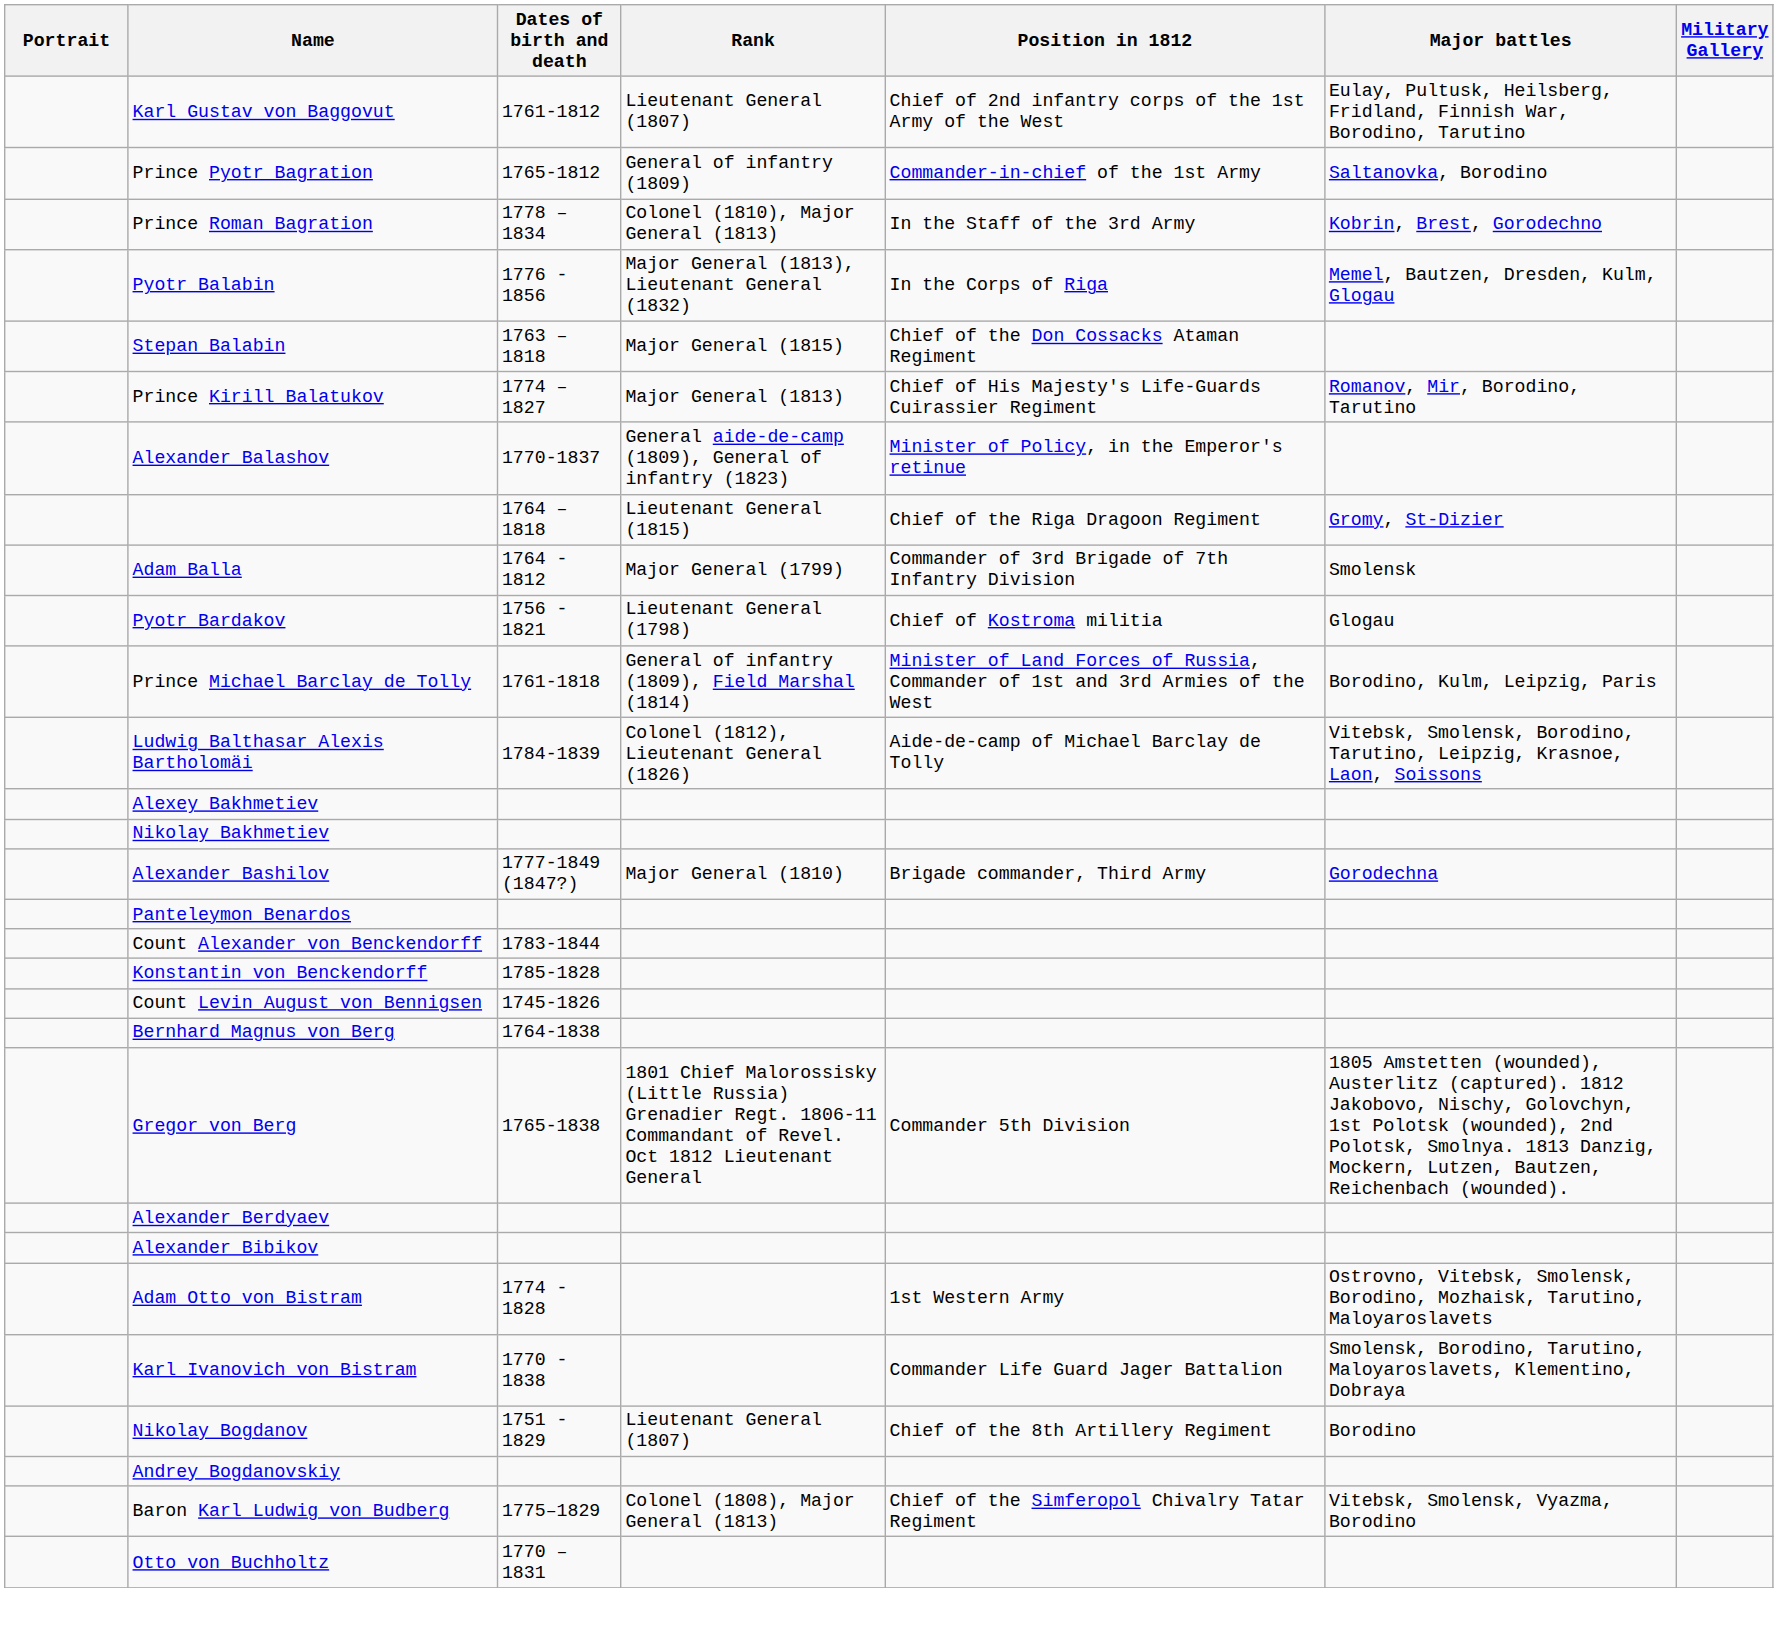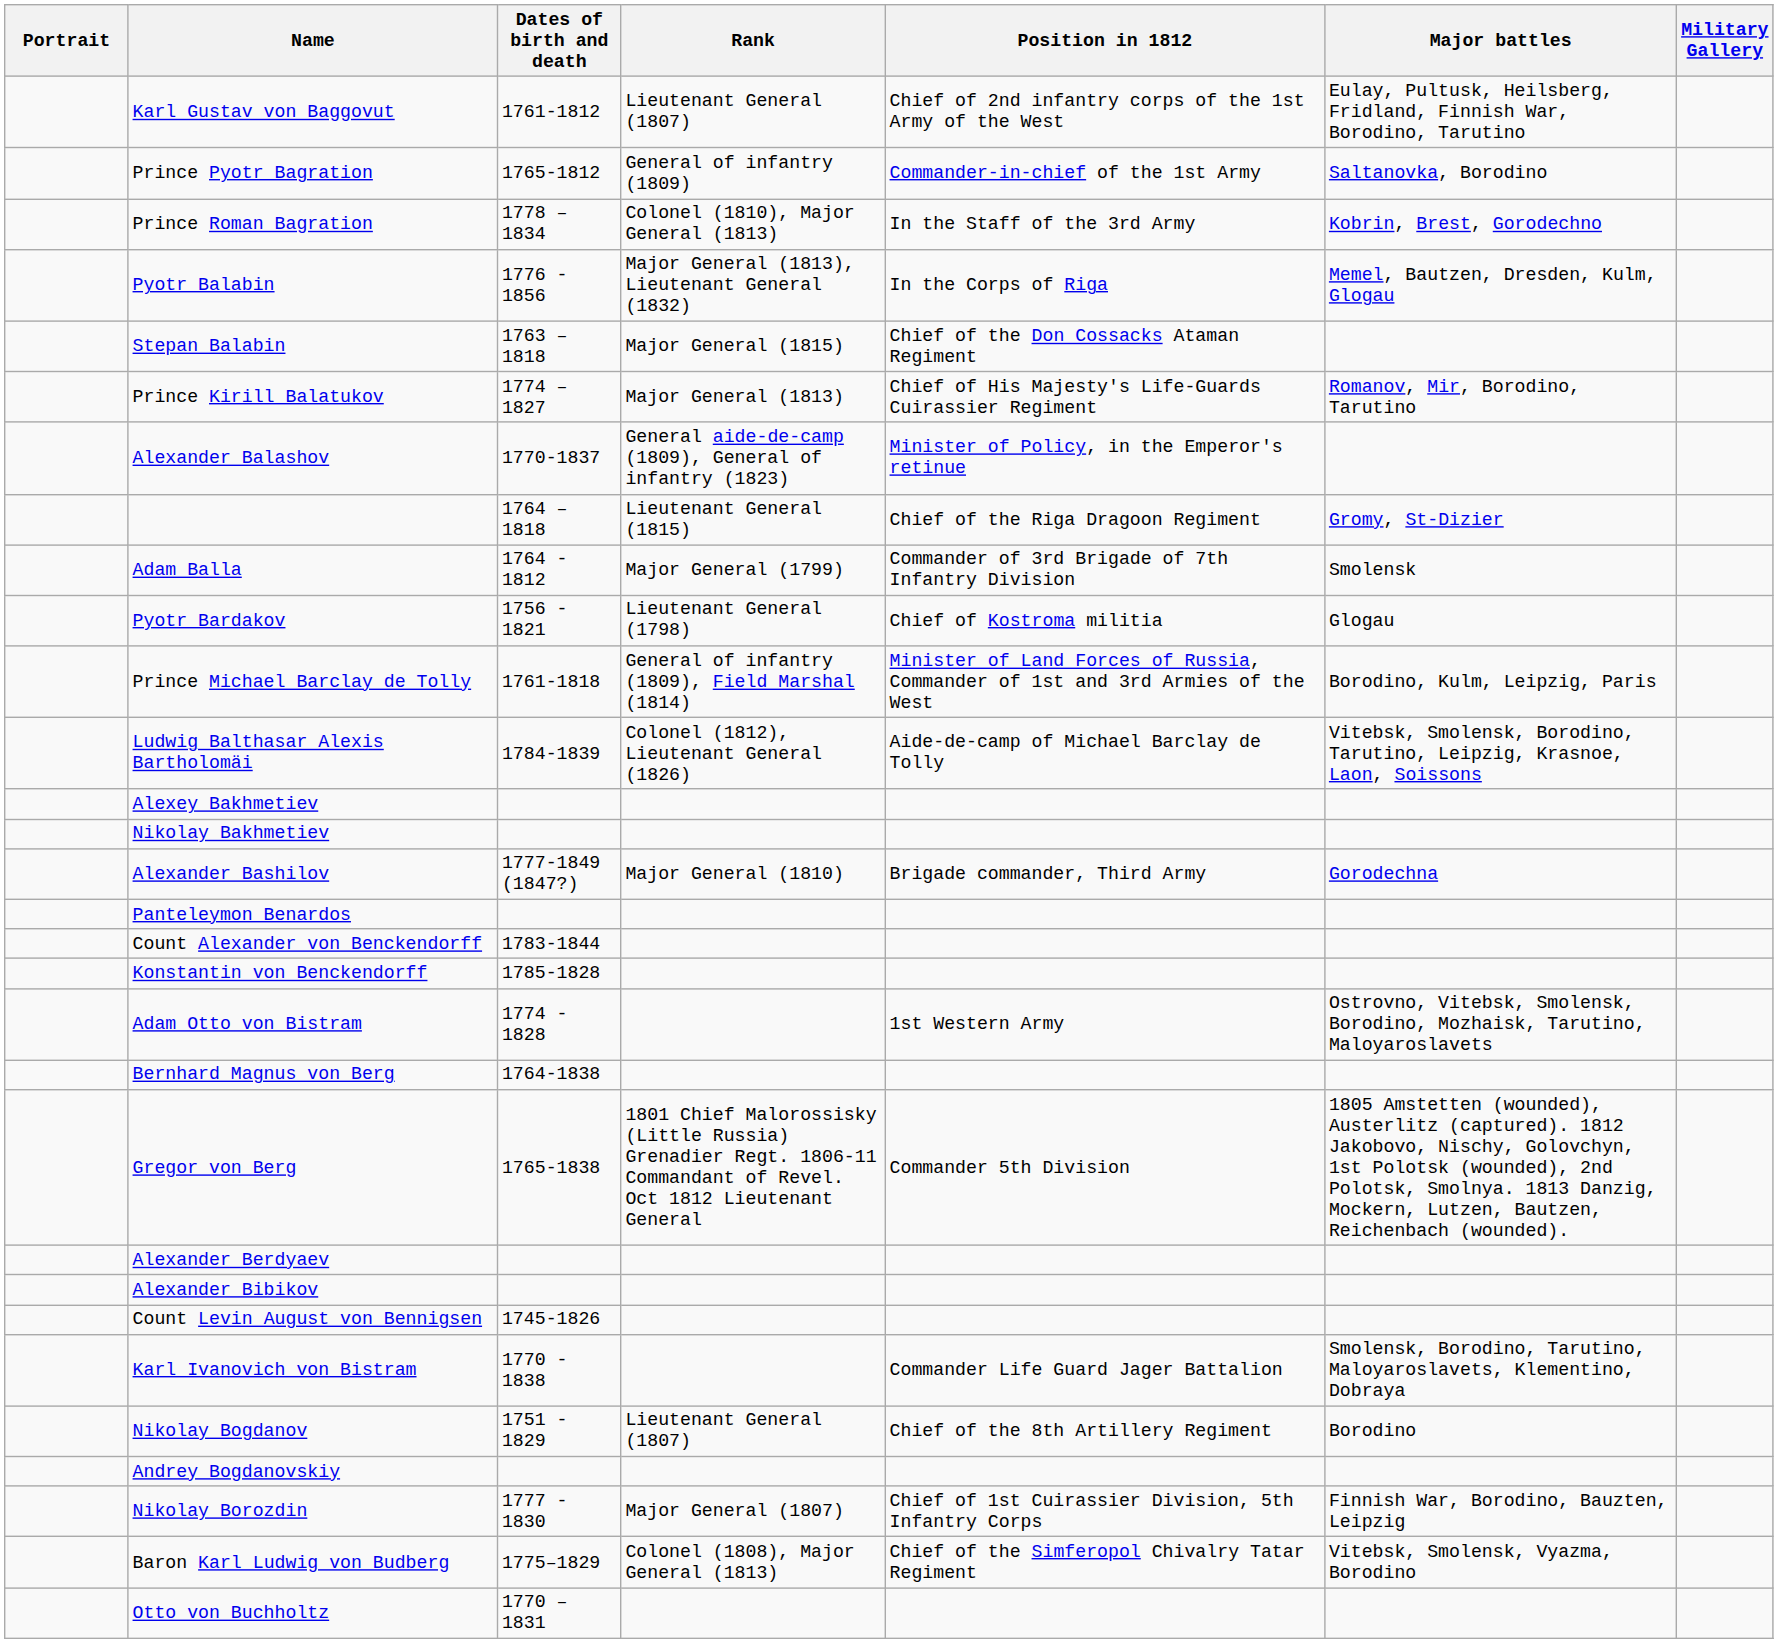rows swapped: (307, 1003) <-> (247, 1298)
+ row: (220, 1512)
